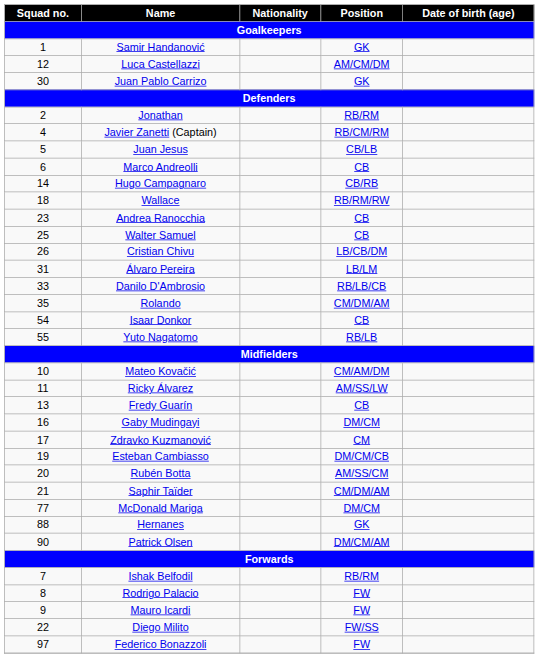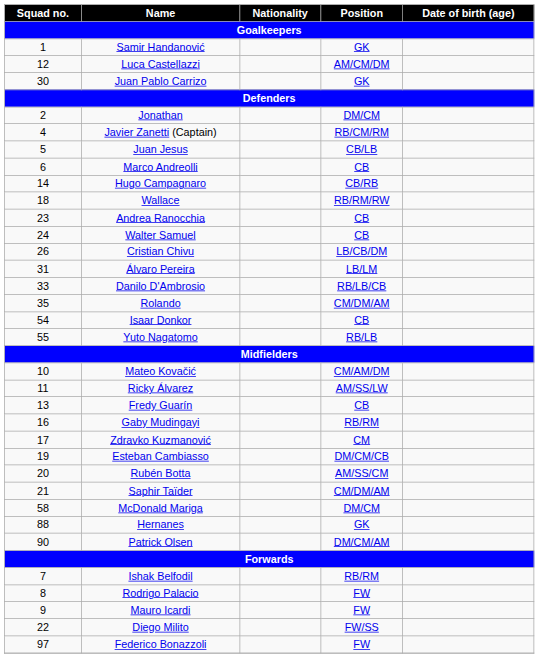(362, 116) RB/RM -> (362, 116) DM/CM
(43, 235) 25 -> (43, 235) 24
(362, 423) DM/CM -> (362, 423) RB/RM
(43, 508) 77 -> (43, 508) 58
